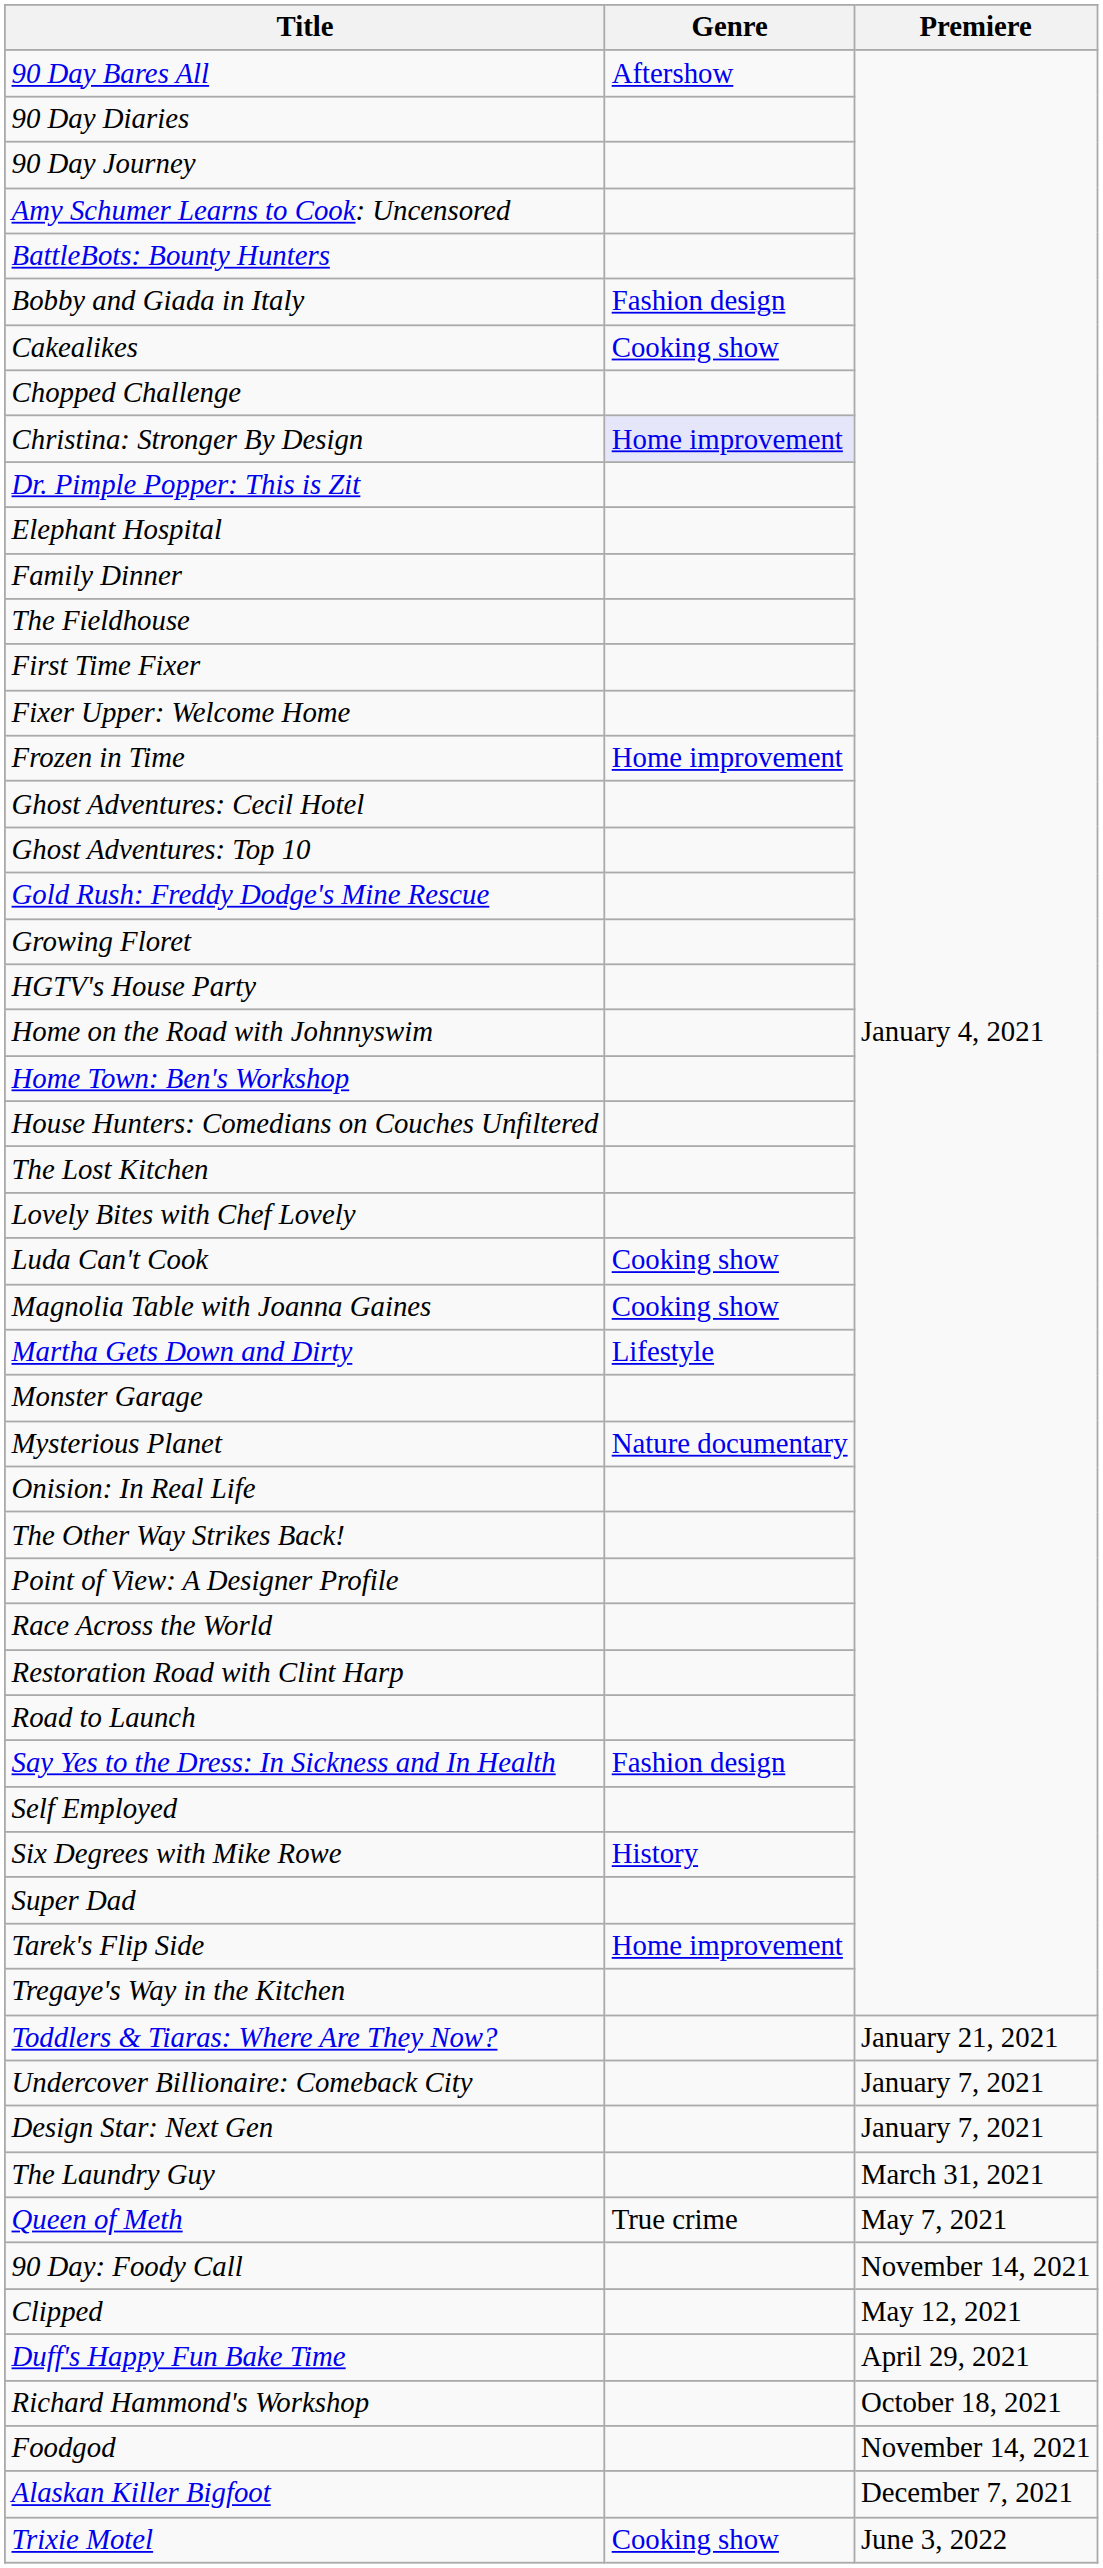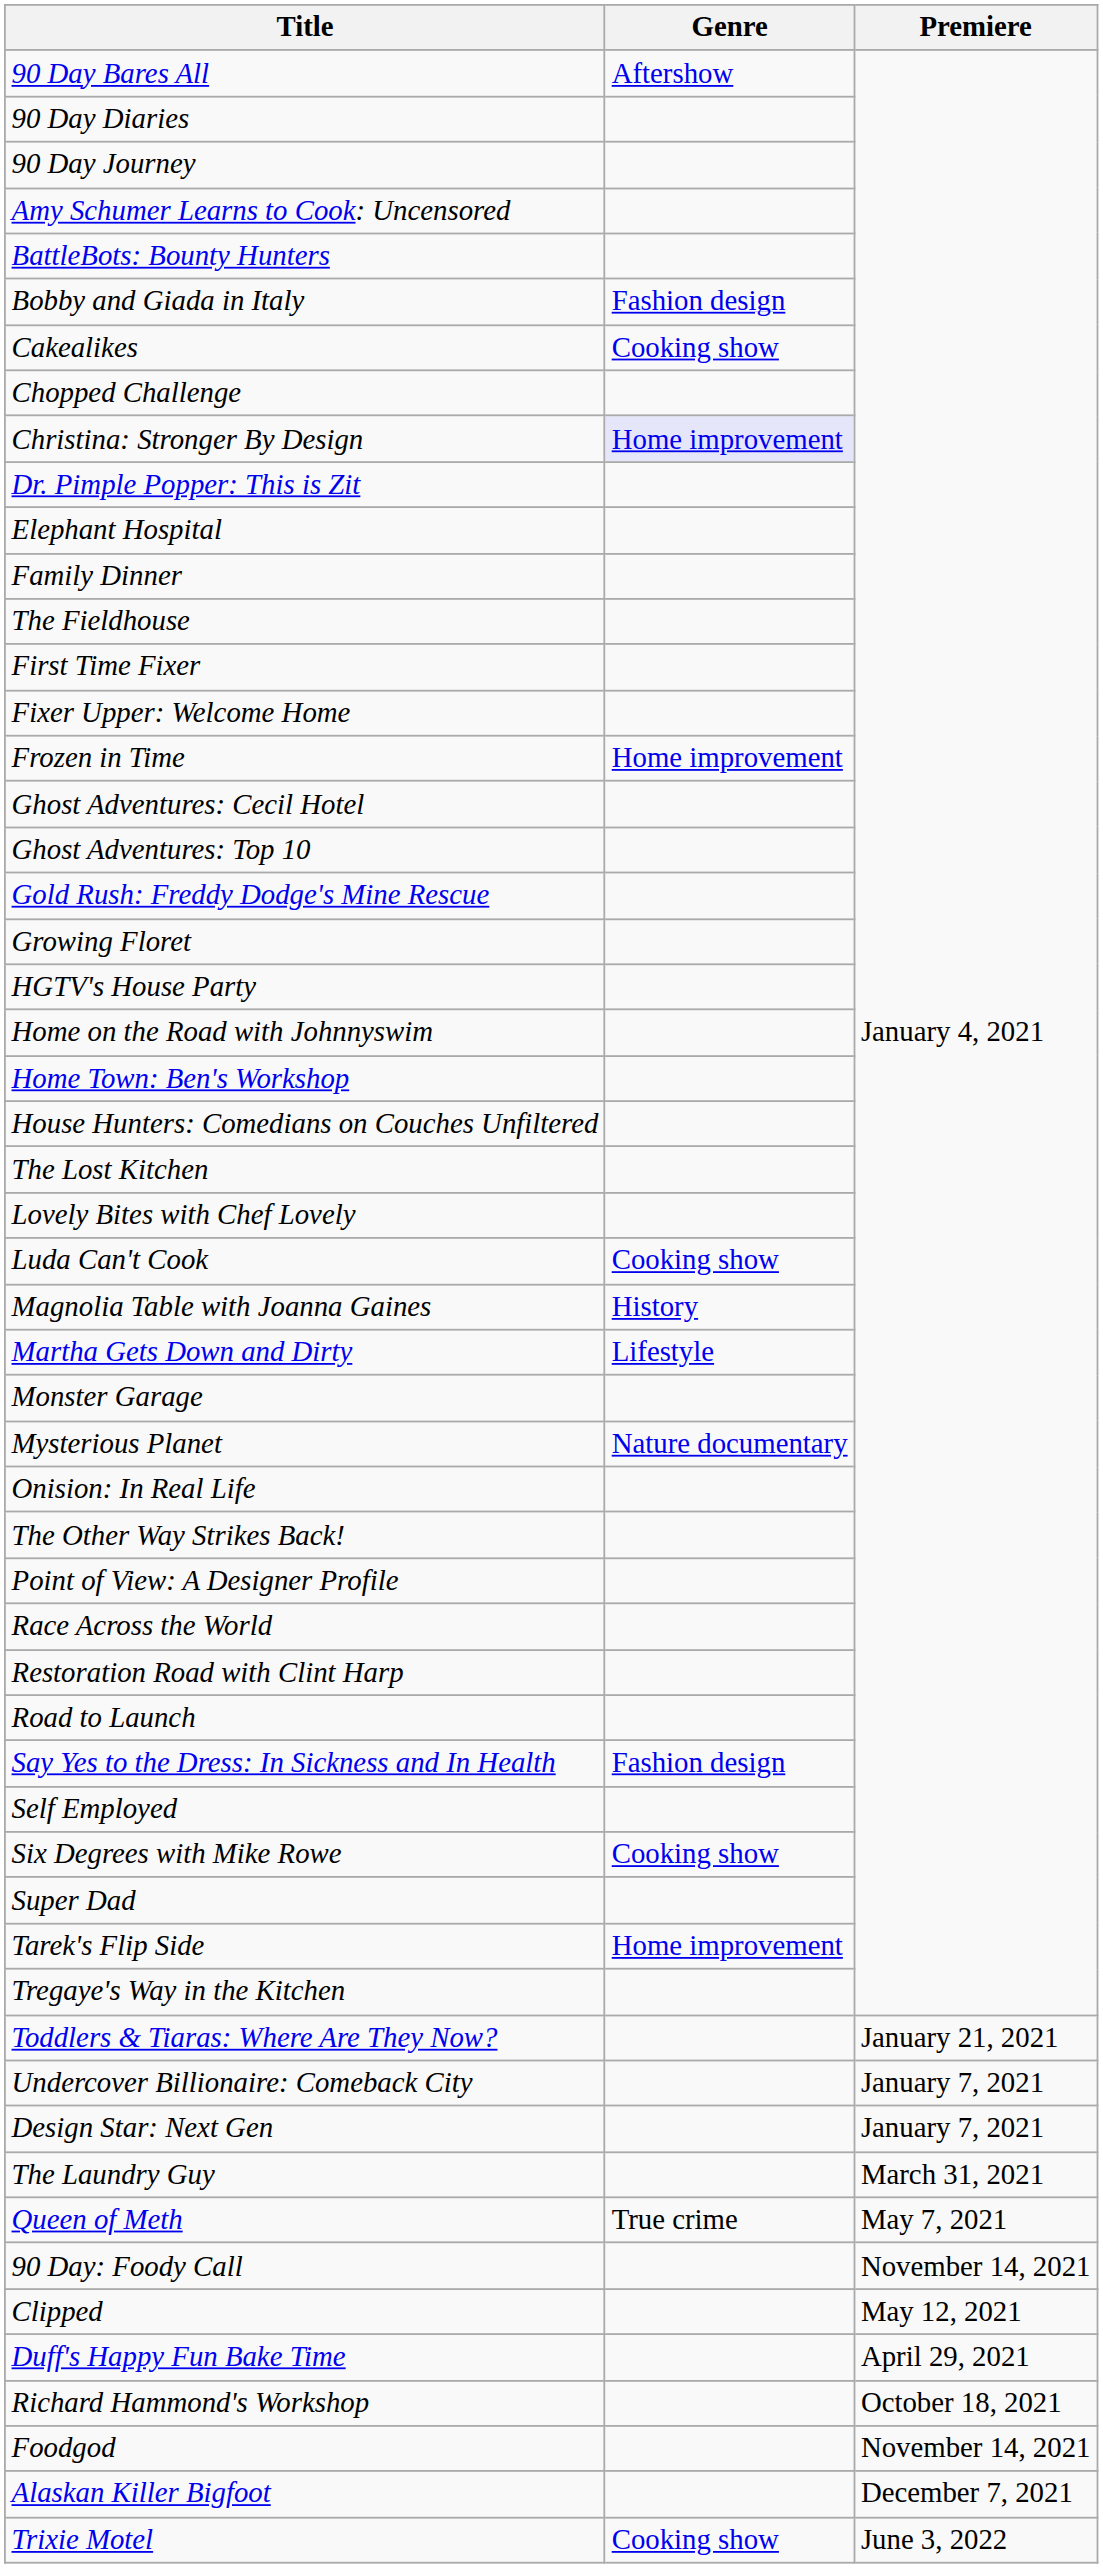(695, 1306) Cooking show -> (655, 1306) History
(655, 1854) History -> (695, 1854) Cooking show
